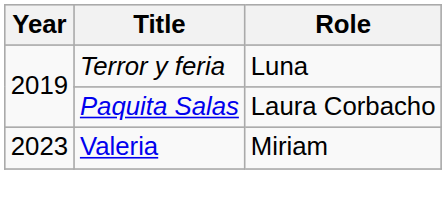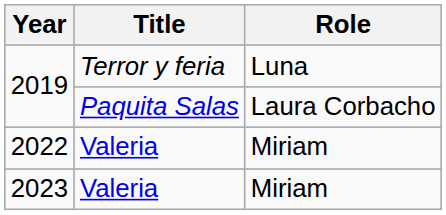+ row: (39, 147)
